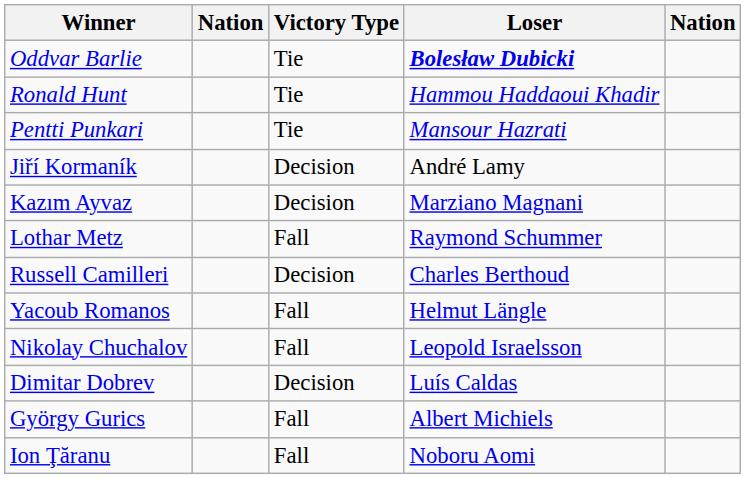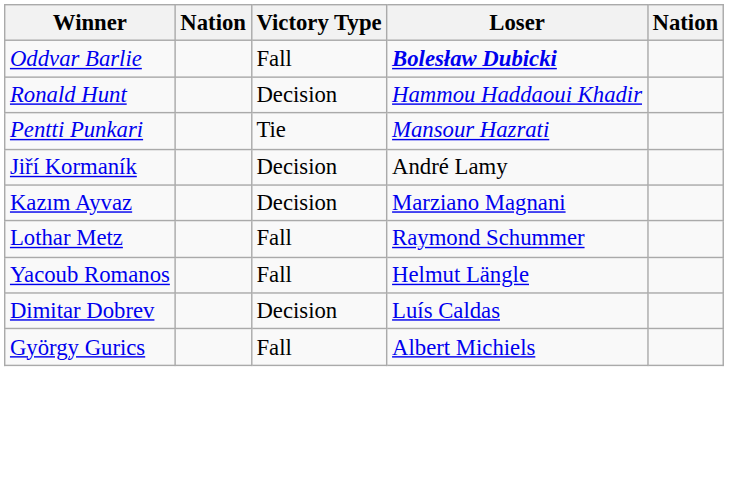(289, 58) Tie -> (274, 58) Fall
(289, 94) Tie -> (297, 94) Decision
- row: (89, 274)
- row: (99, 346)
- row: (60, 454)
